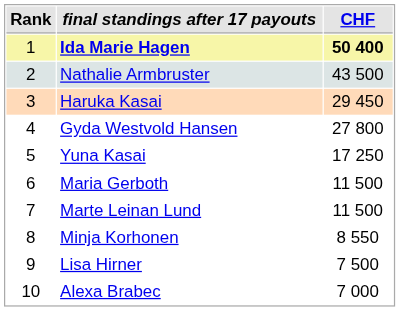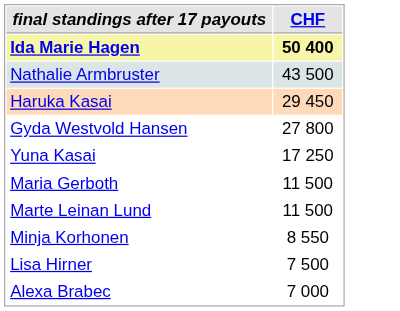- column: (31, 19)
